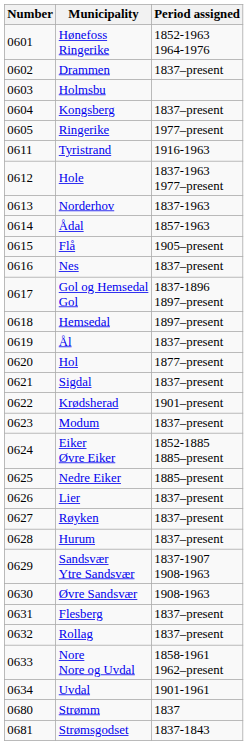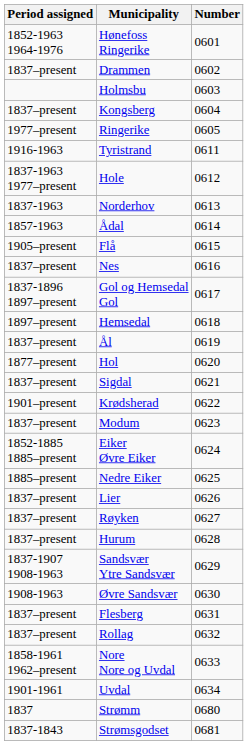columns swapped: (30, 14) <-> (197, 14)
